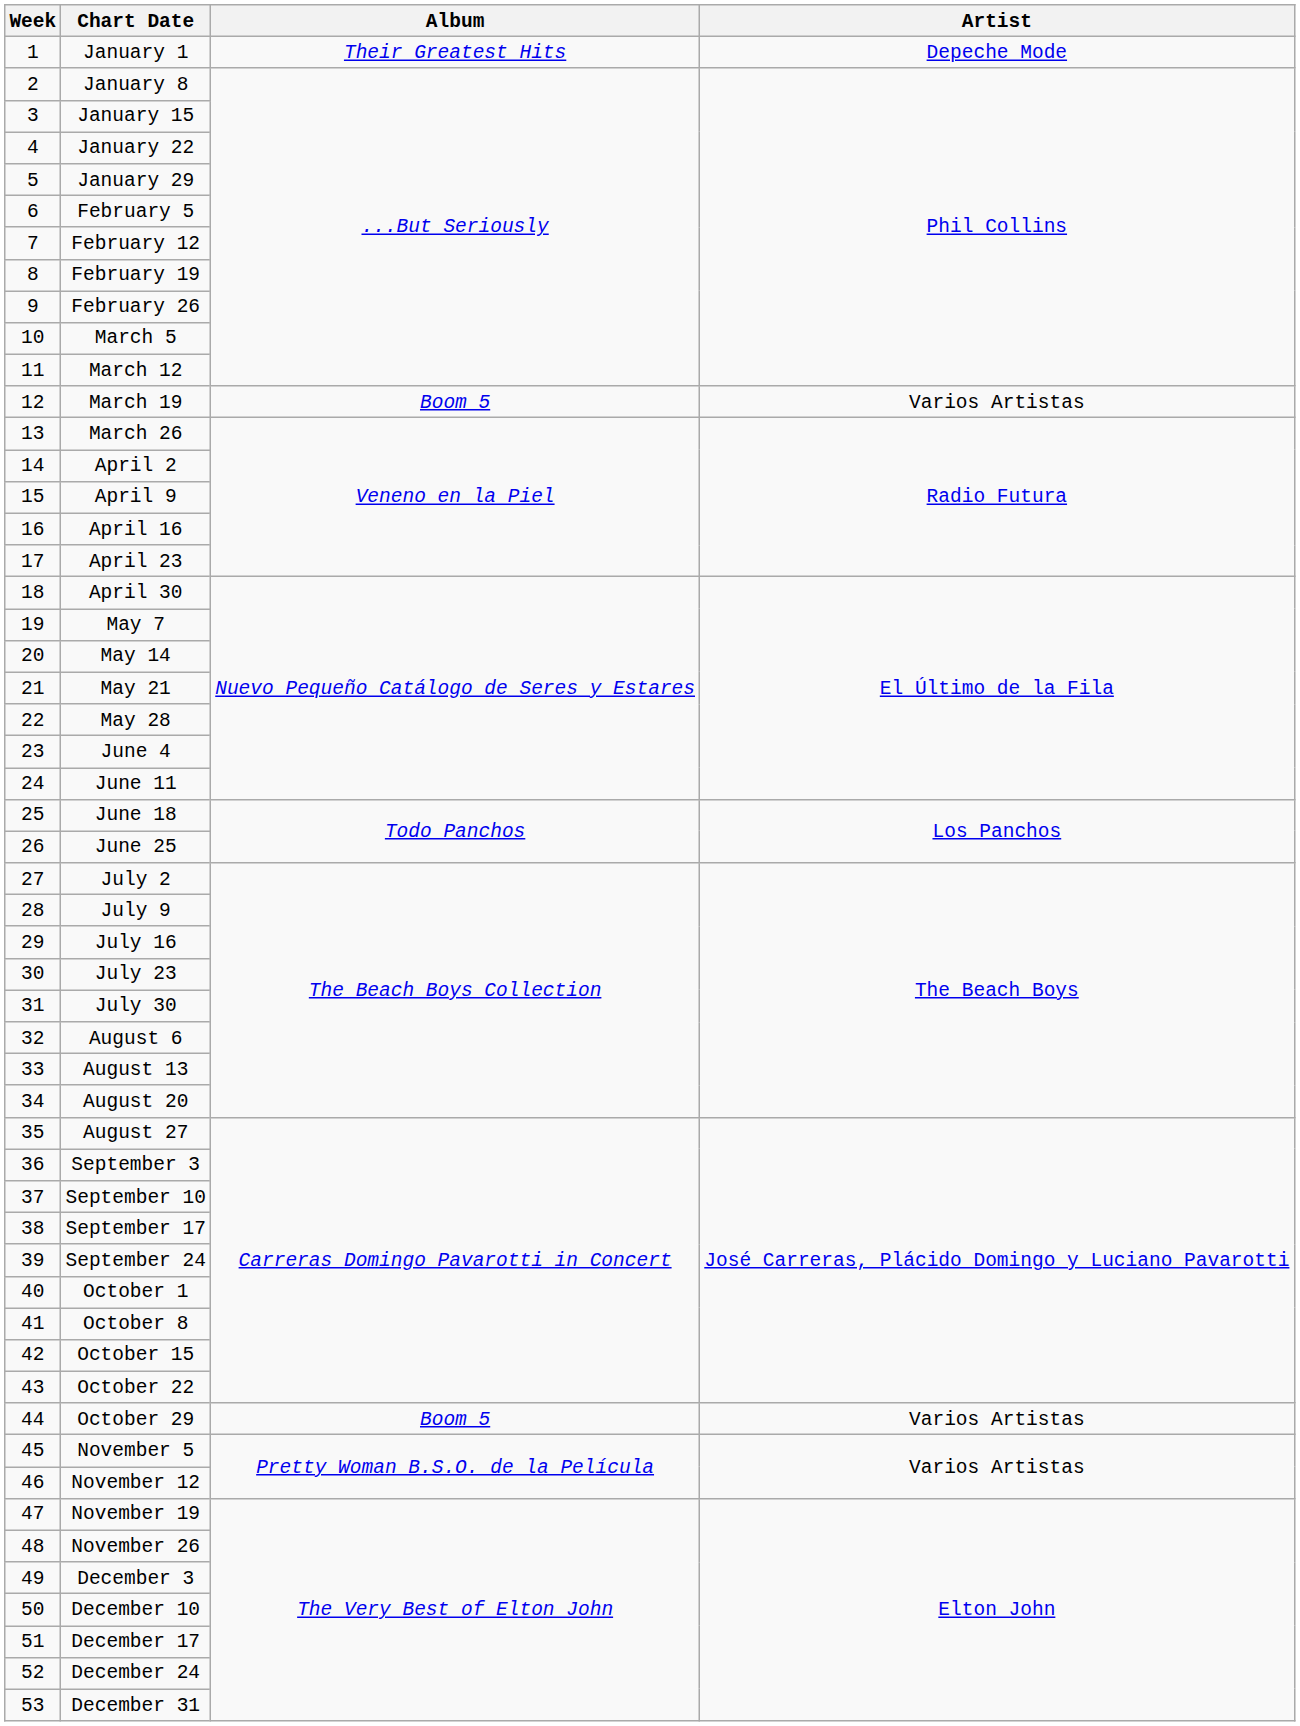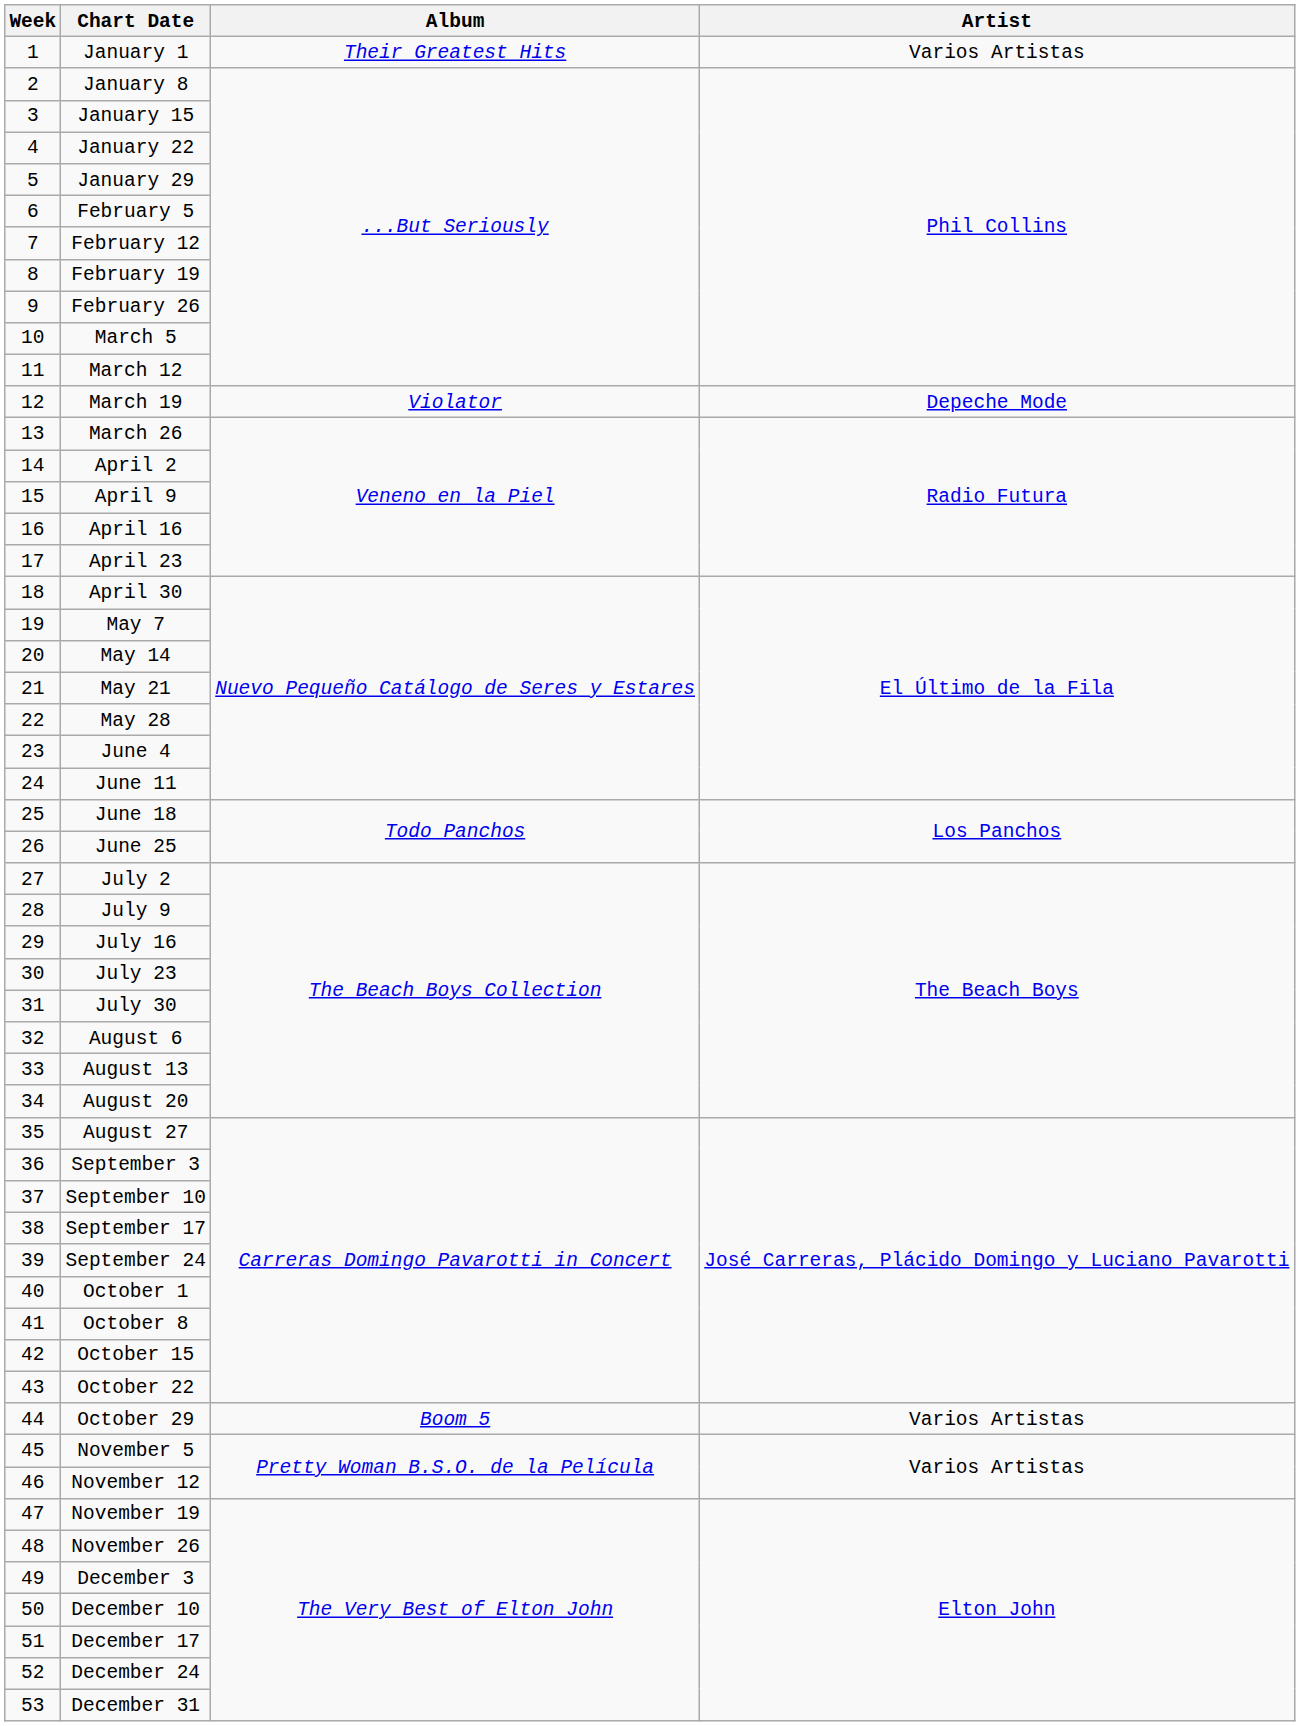(997, 52) Depeche Mode -> (997, 52) Varios Artistas
(455, 402) Boom 5 -> (455, 402) Violator
(997, 402) Varios Artistas -> (997, 402) Depeche Mode
